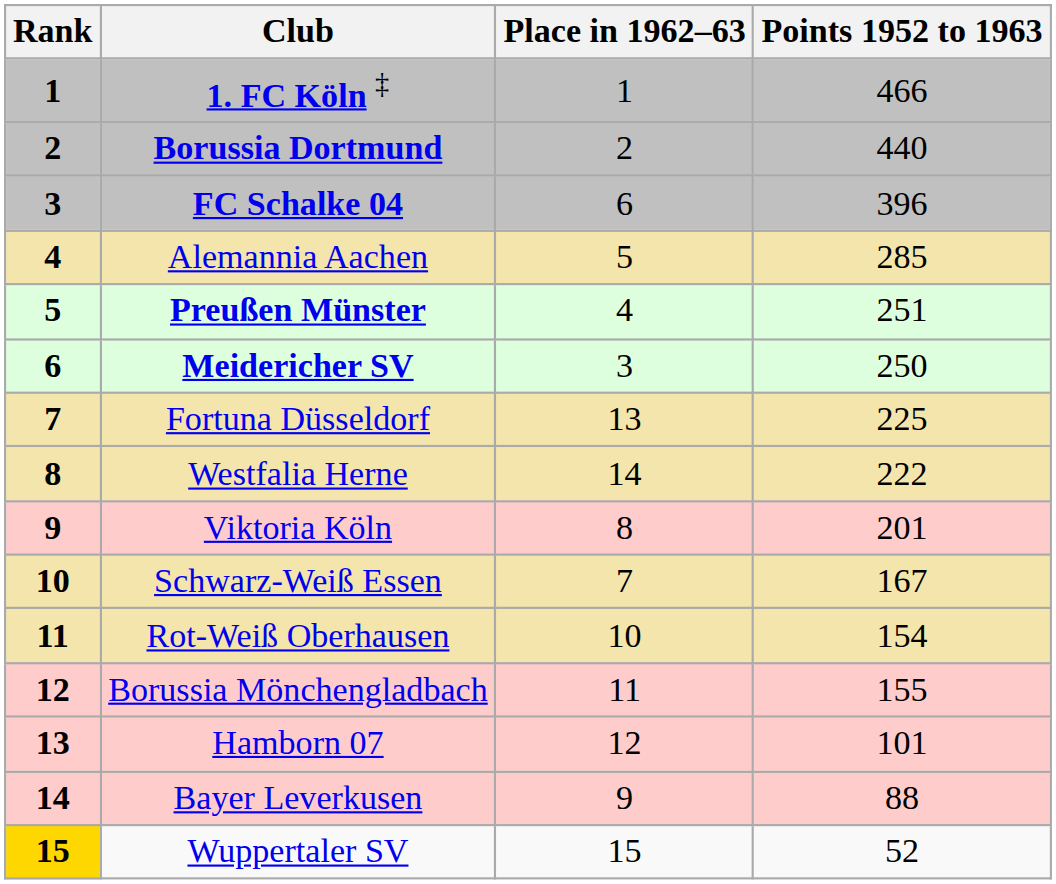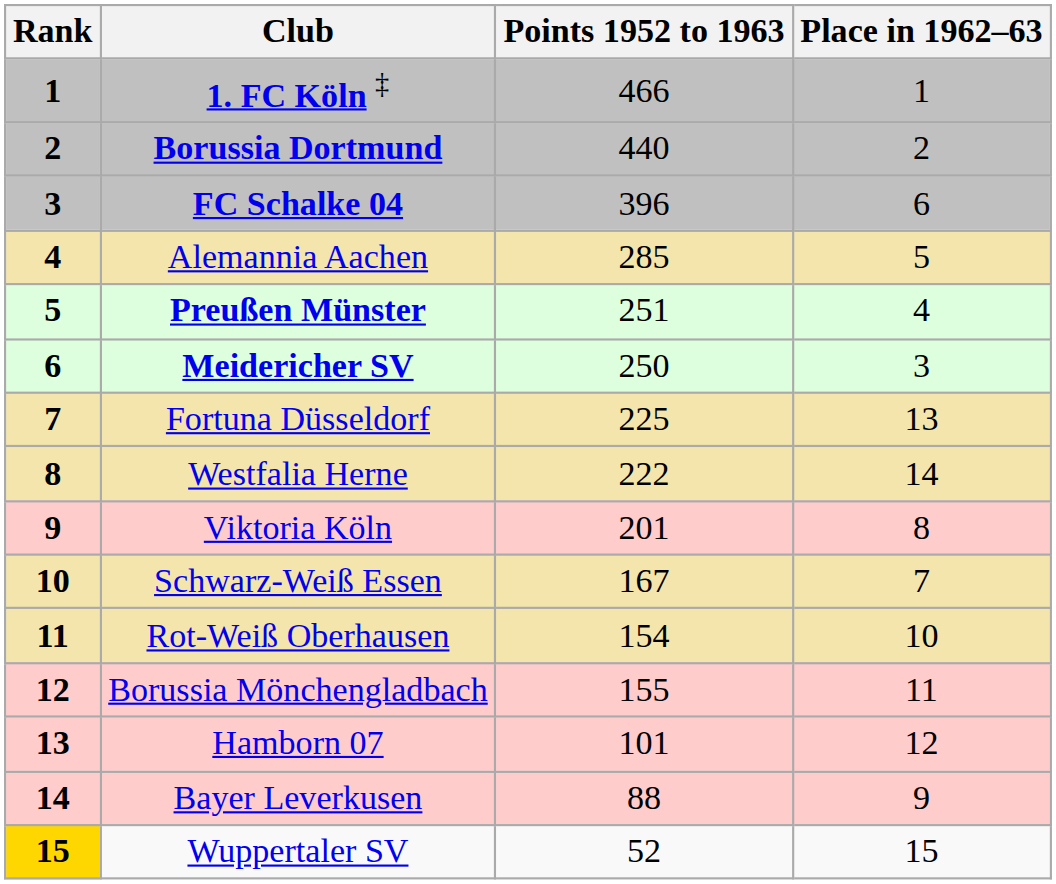columns swapped: (902, 31) <-> (625, 31)
